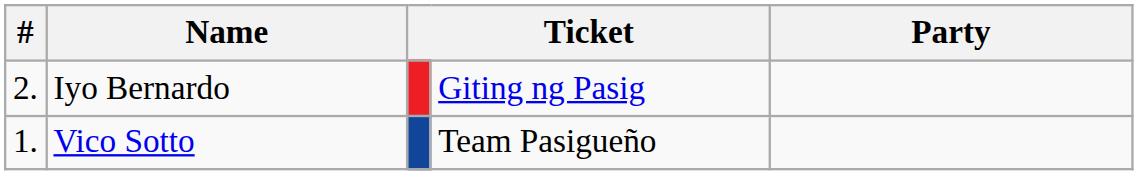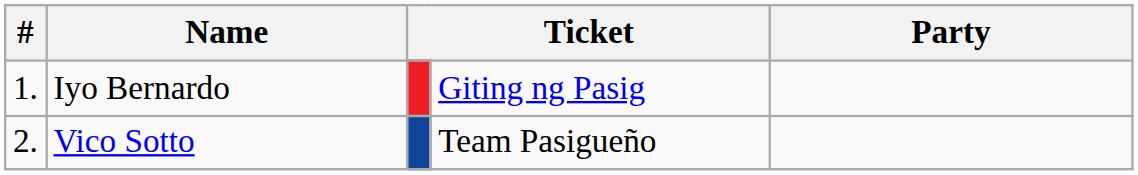(25, 87) 2. -> (25, 87) 1.
(25, 142) 1. -> (25, 142) 2.
